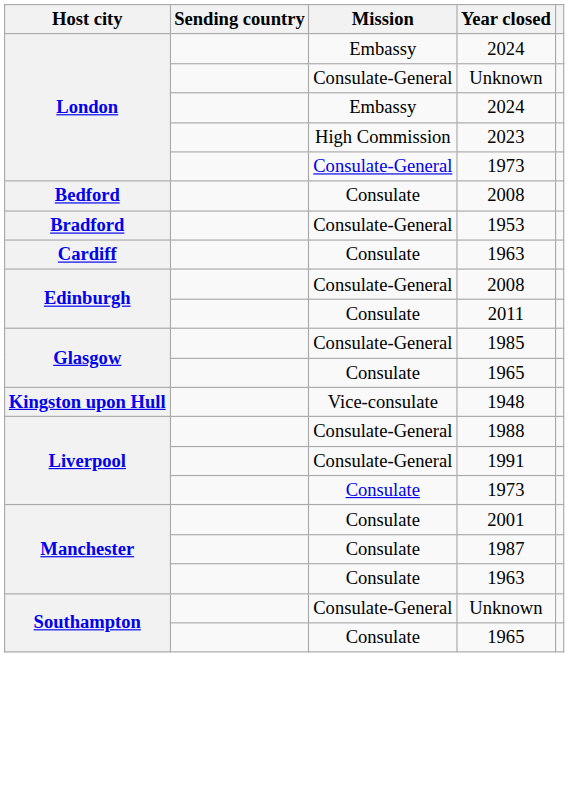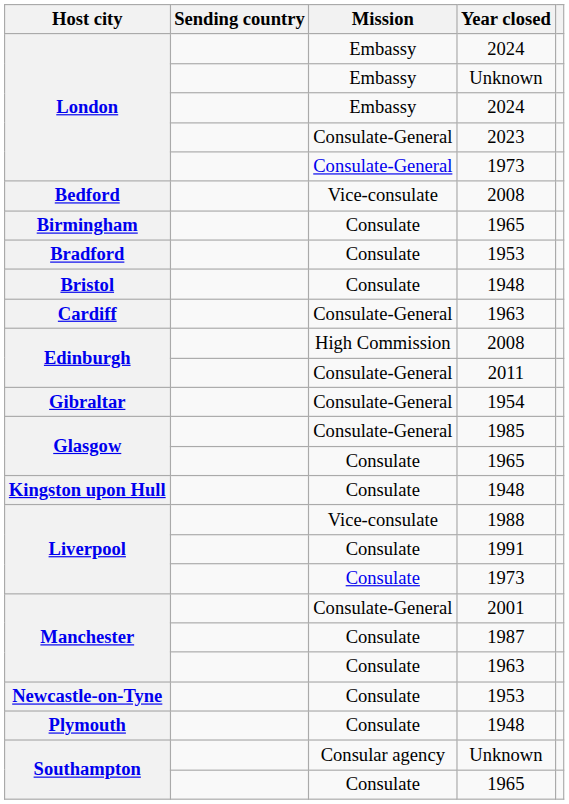(383, 78) Consulate-General -> (383, 78) Embassy
(383, 136) High Commission -> (383, 136) Consulate-General
(383, 195) Consulate -> (383, 195) Vice-consulate
+ row: (87, 225)
(383, 225) Consulate-General -> (383, 254) Consulate
+ row: (87, 284)
(383, 254) Consulate -> (383, 313) Consulate-General
(383, 284) Consulate-General -> (383, 343) High Commission
(383, 313) Consulate -> (383, 372) Consulate-General
+ row: (87, 401)
(383, 401) Vice-consulate -> (383, 490) Consulate
(383, 431) Consulate-General -> (383, 519) Vice-consulate
(383, 460) Consulate-General -> (383, 549) Consulate
(383, 519) Consulate -> (383, 607) Consulate-General
+ row: (87, 696)
+ row: (87, 725)
(383, 607) Consulate-General -> (383, 755) Consular agency
